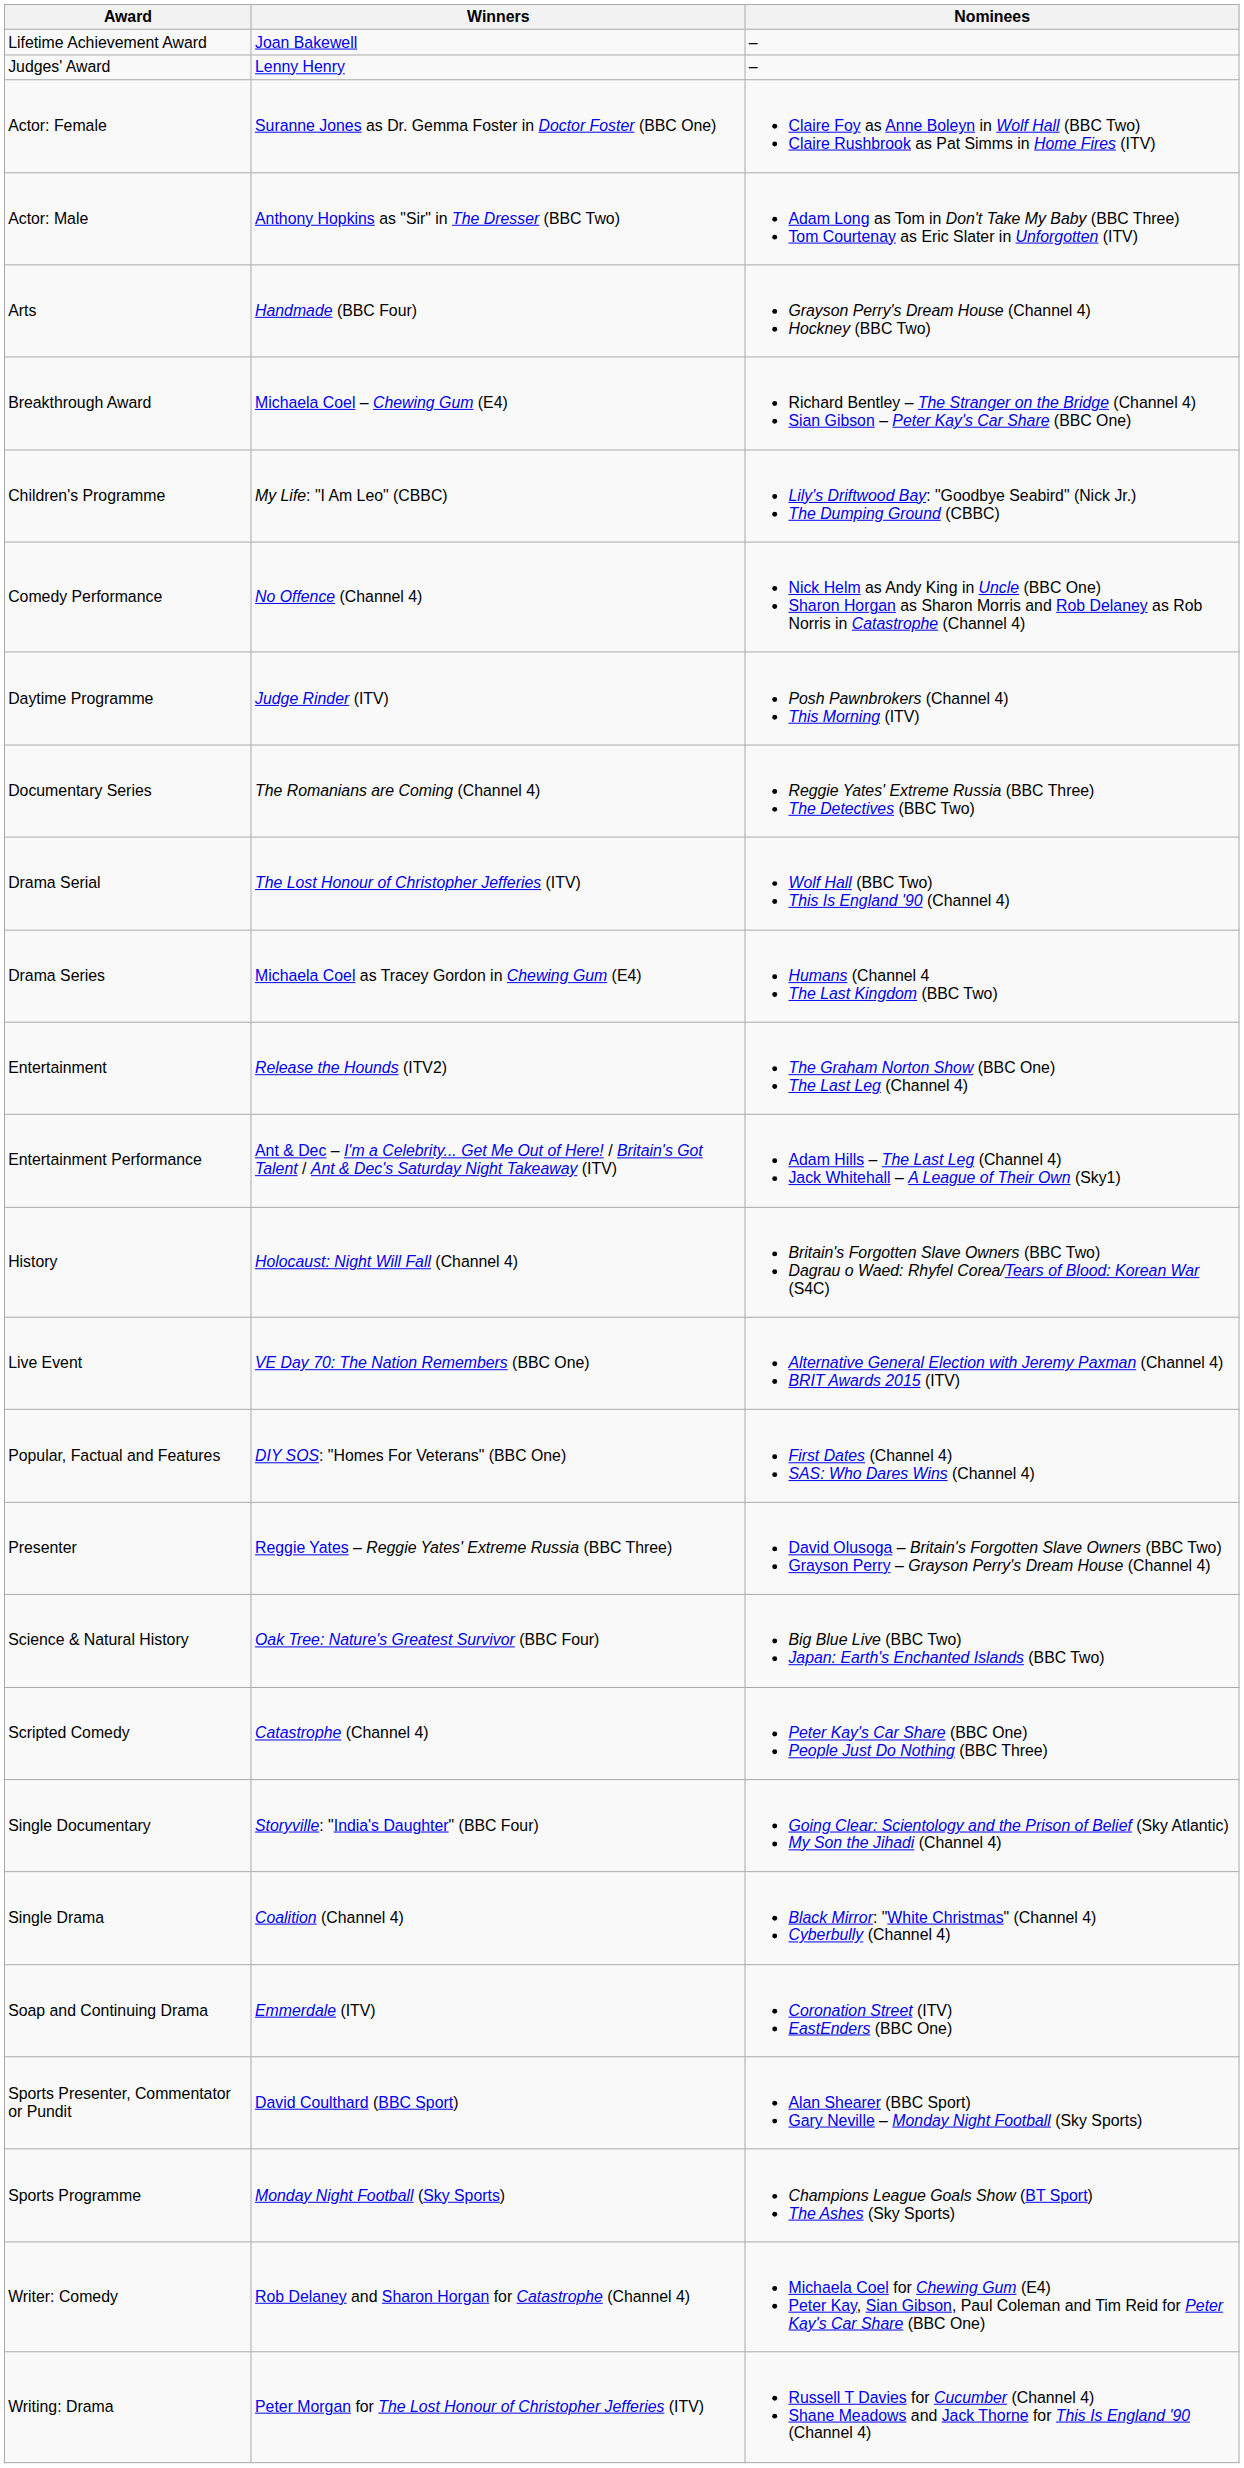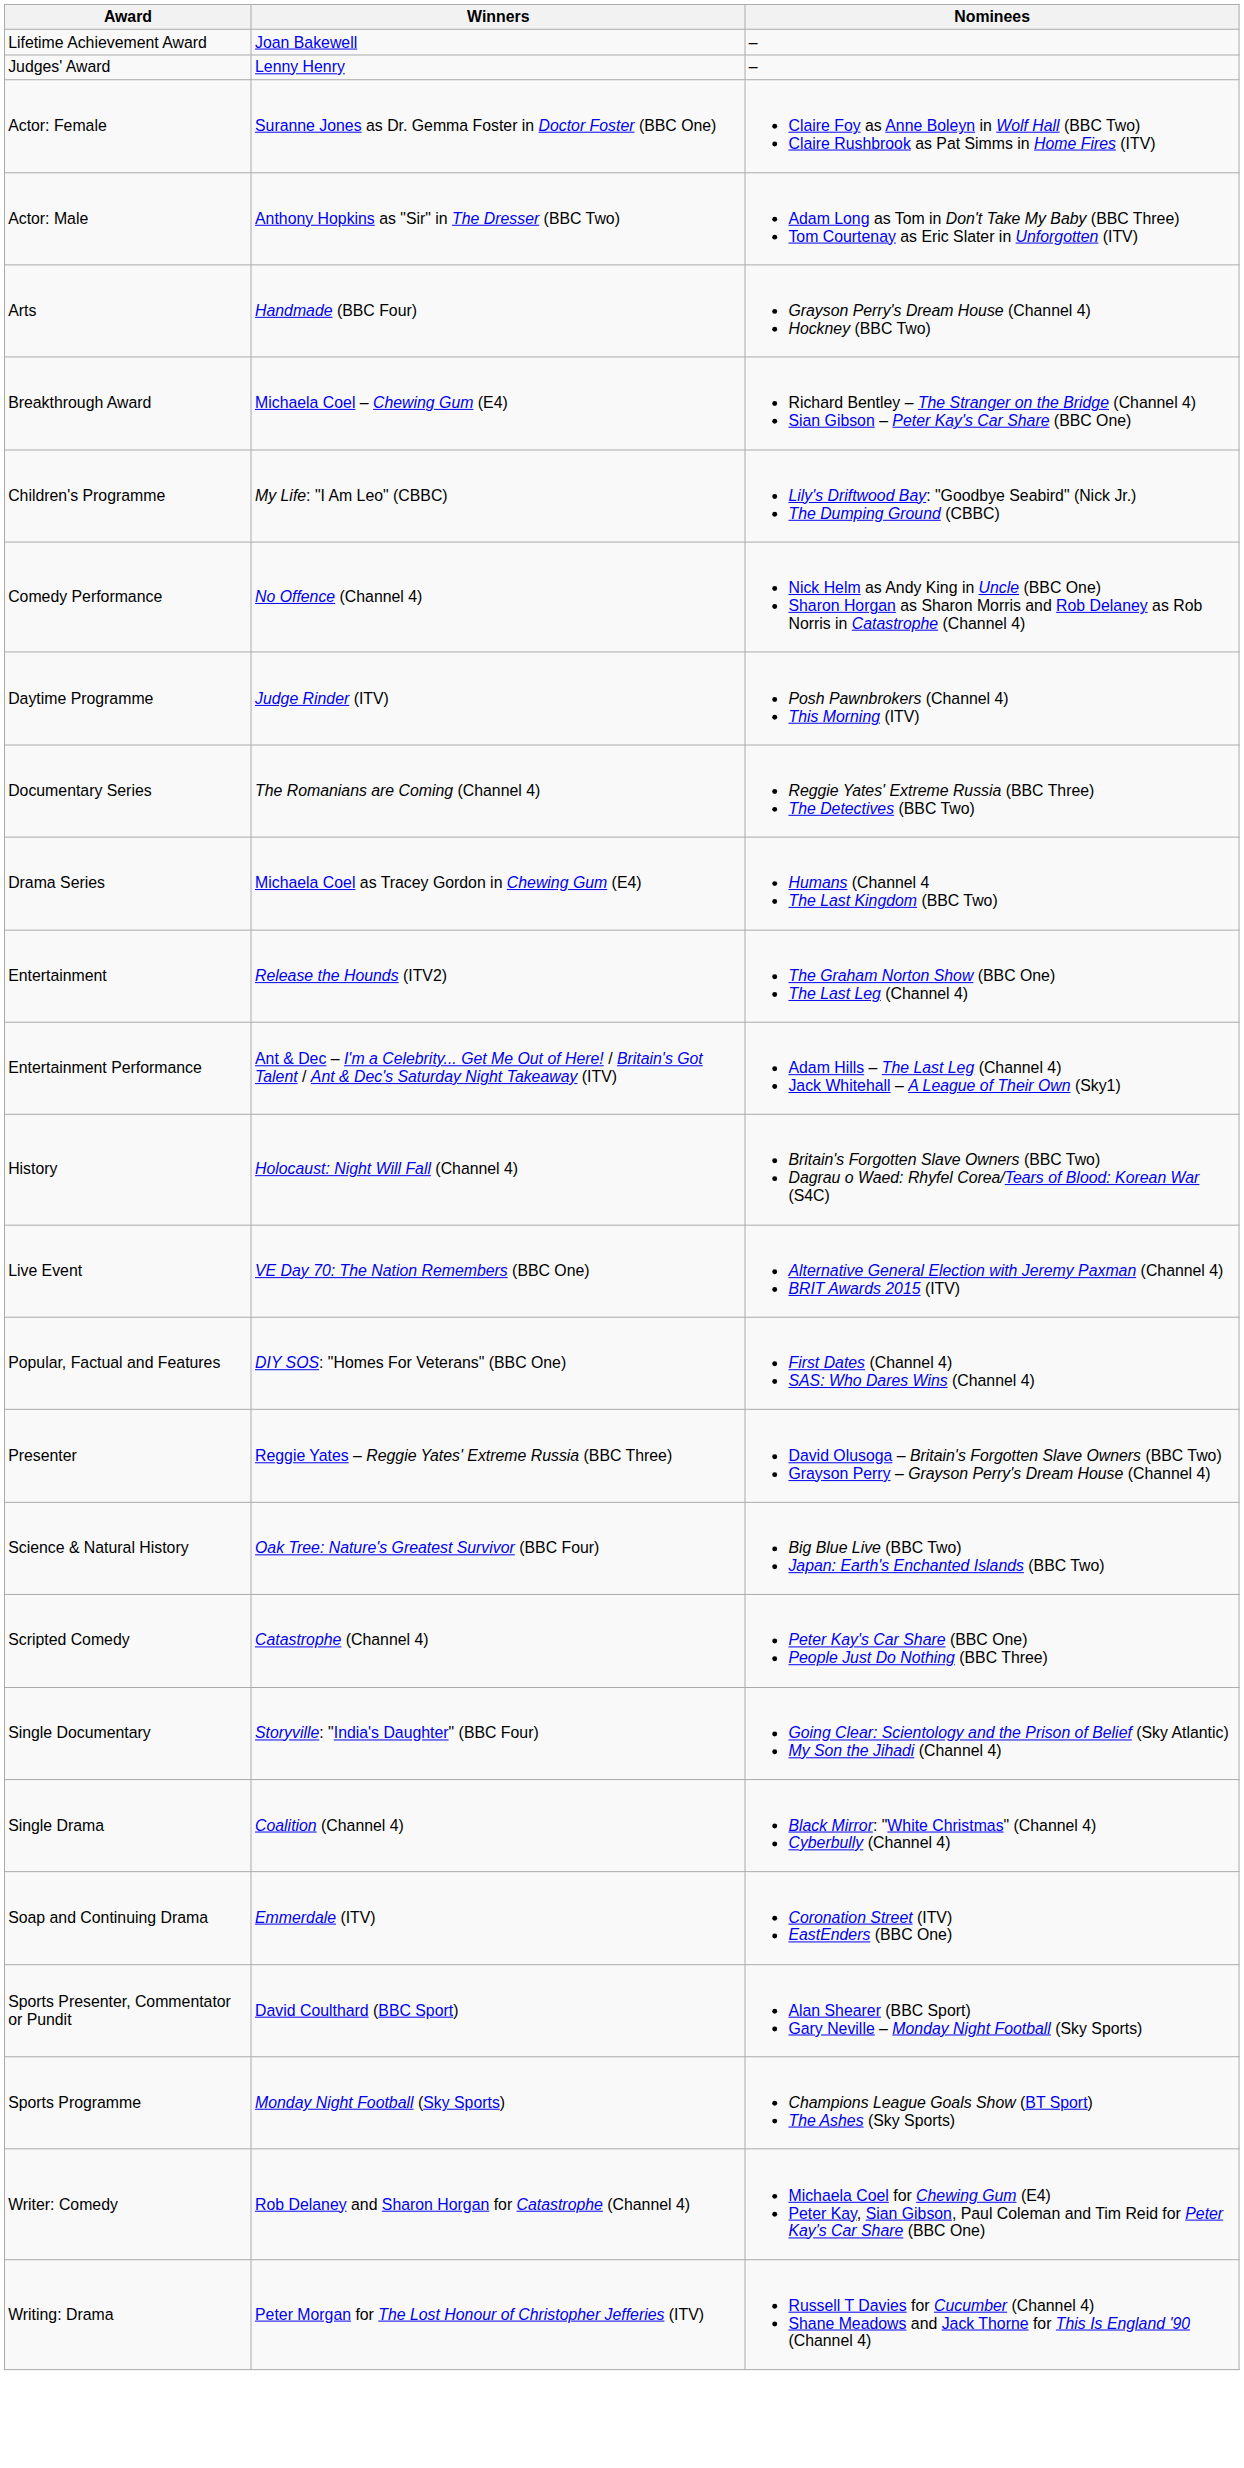- row: (54, 883)
